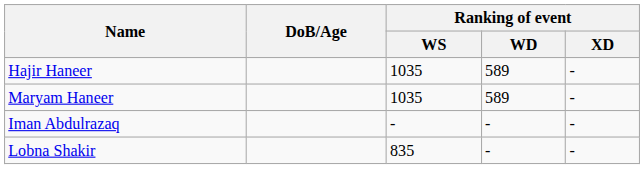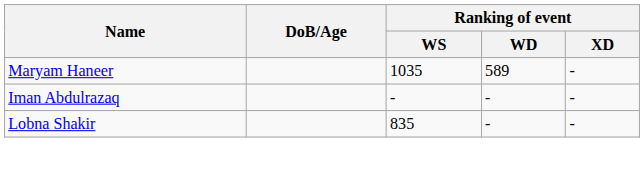- row: (50, 71)
